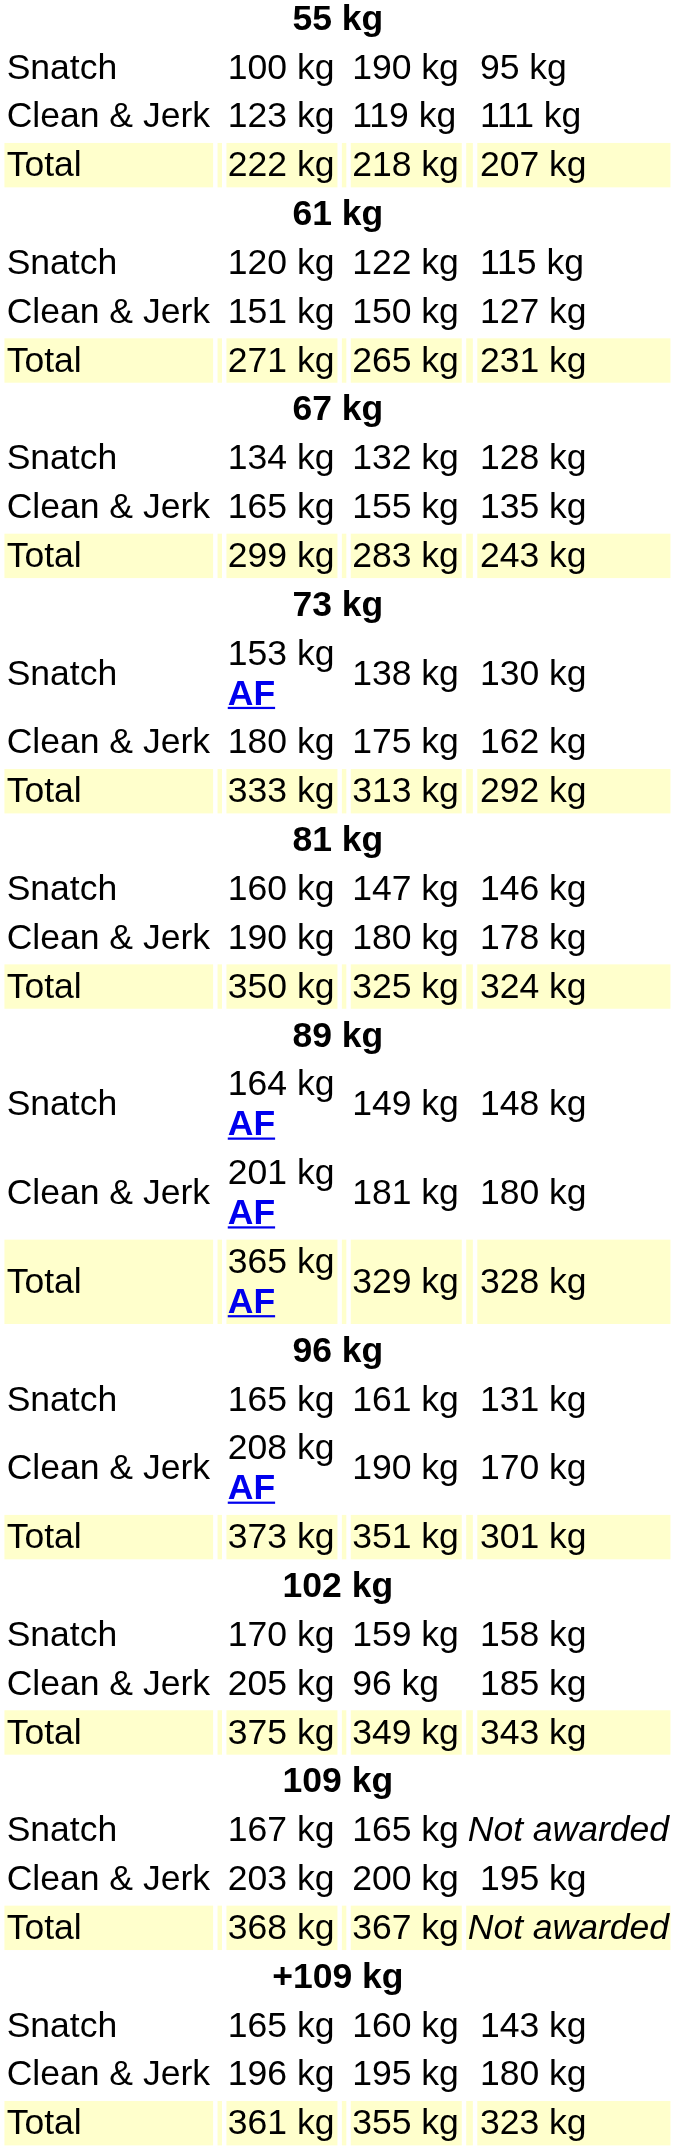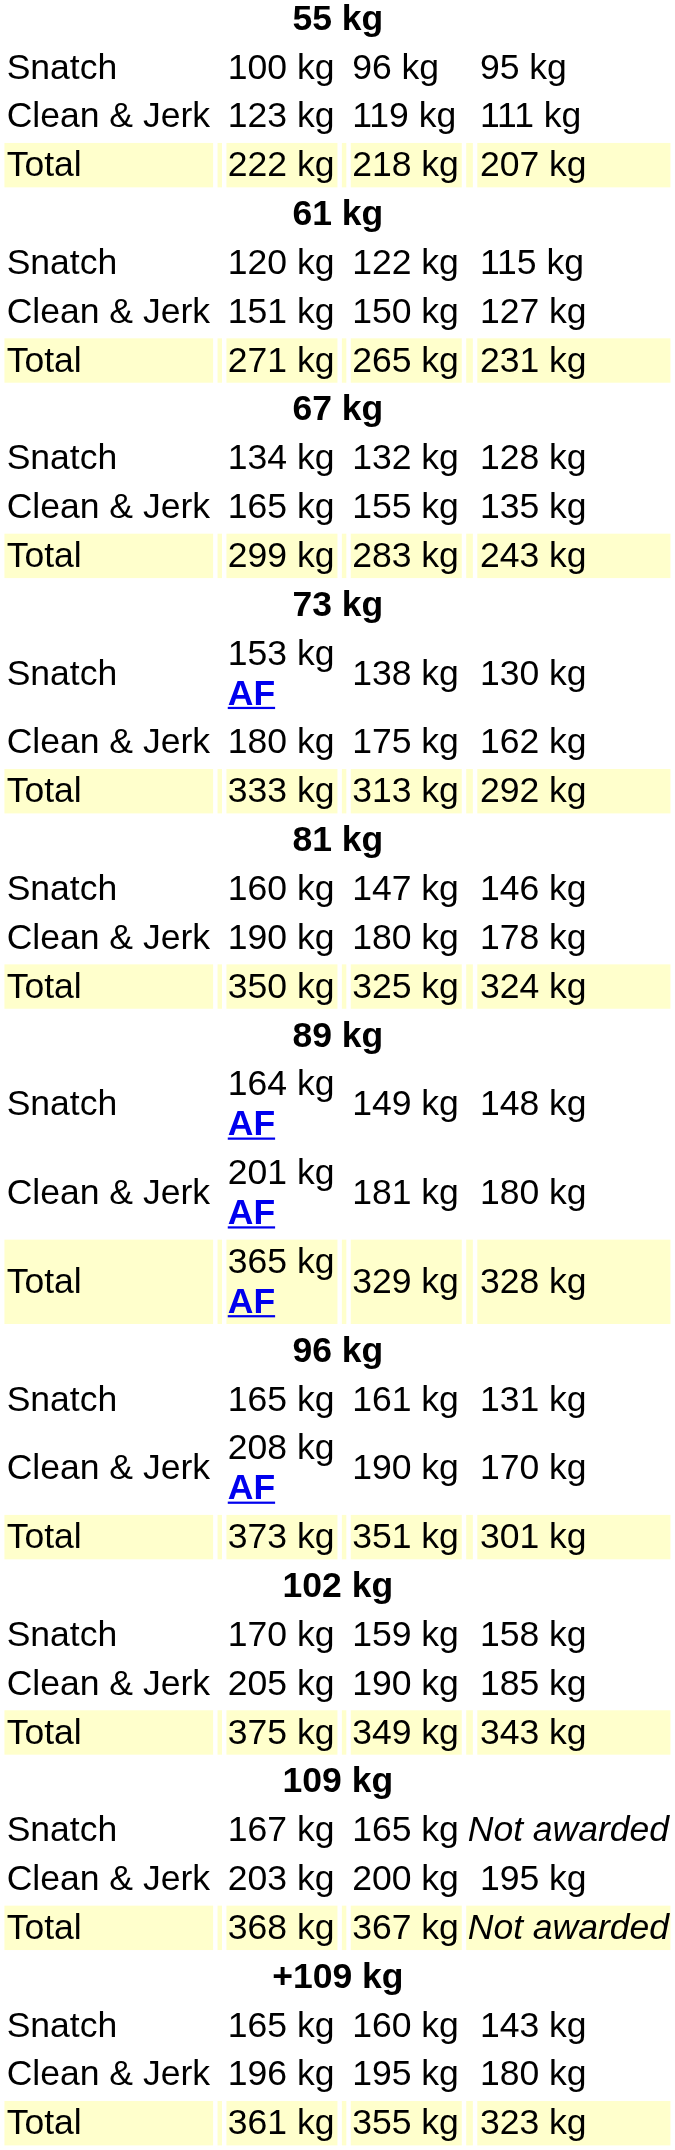(406, 66) 190 kg -> (396, 66) 96 kg
(396, 1683) 96 kg -> (406, 1683) 190 kg
